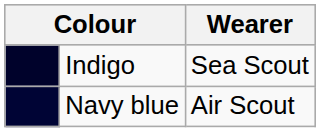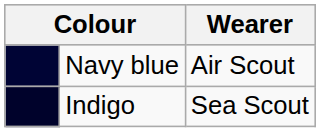rows swapped: (100, 65) <-> (122, 106)
